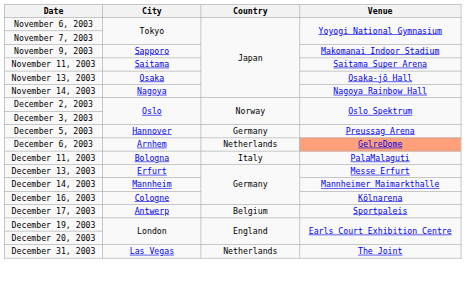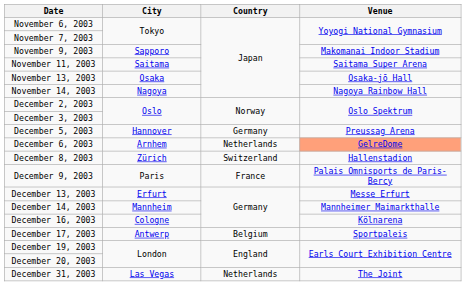+ row: (54, 158)
+ row: (54, 176)
- row: (54, 158)
